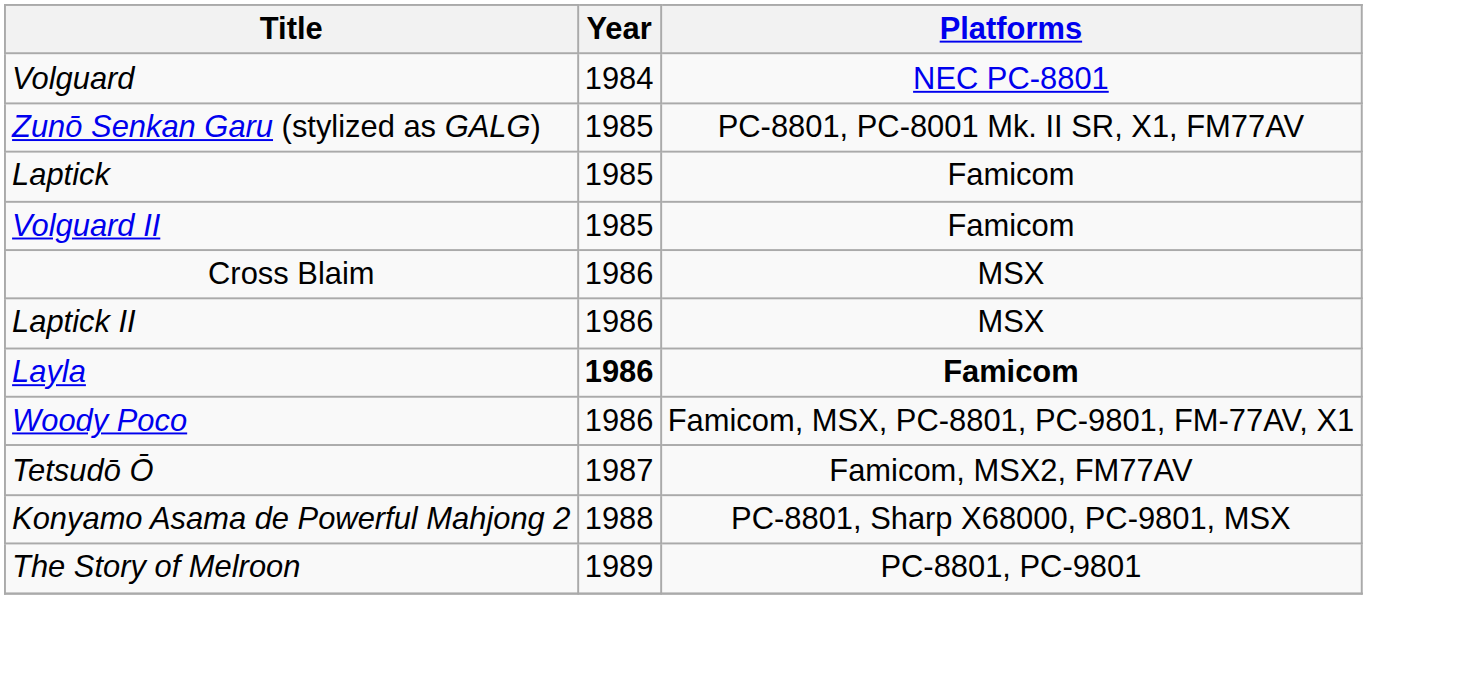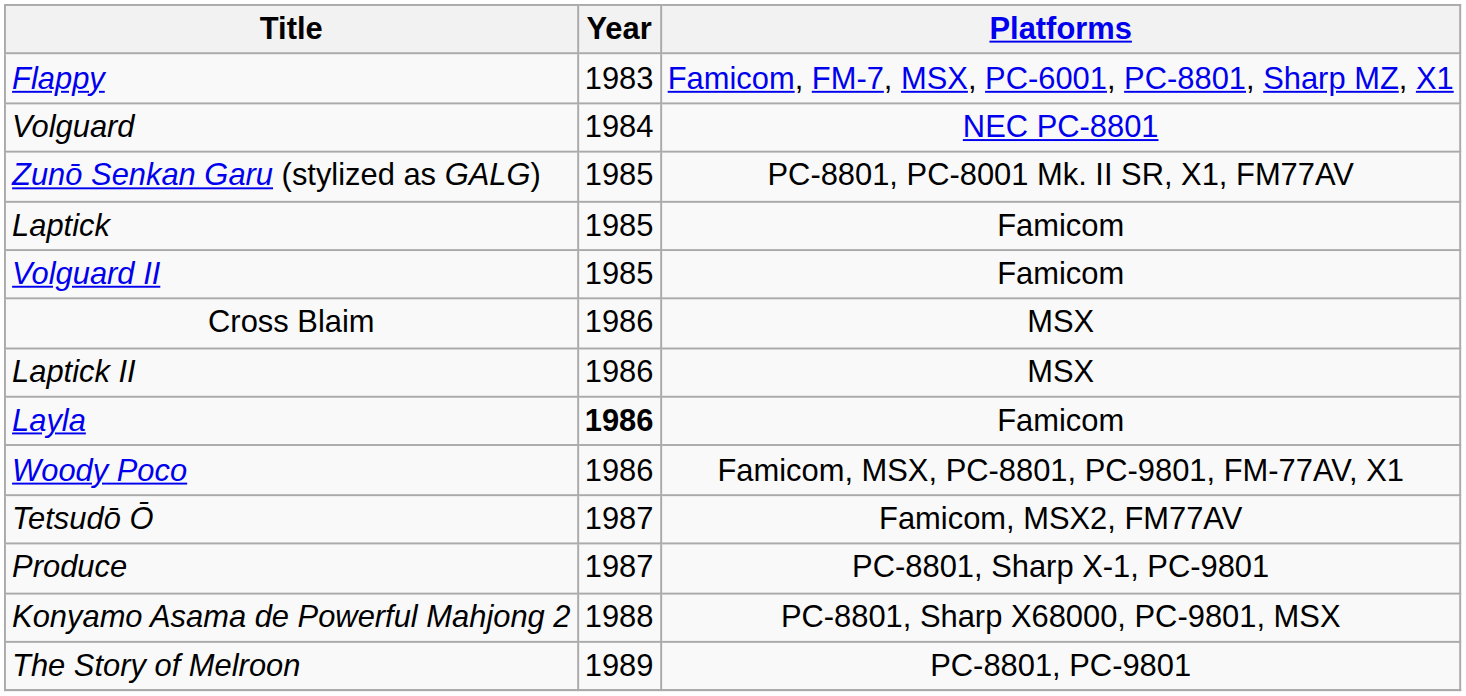+ row: (58, 77)
(1011, 371) bold -> (1061, 420) normal
+ row: (70, 567)
